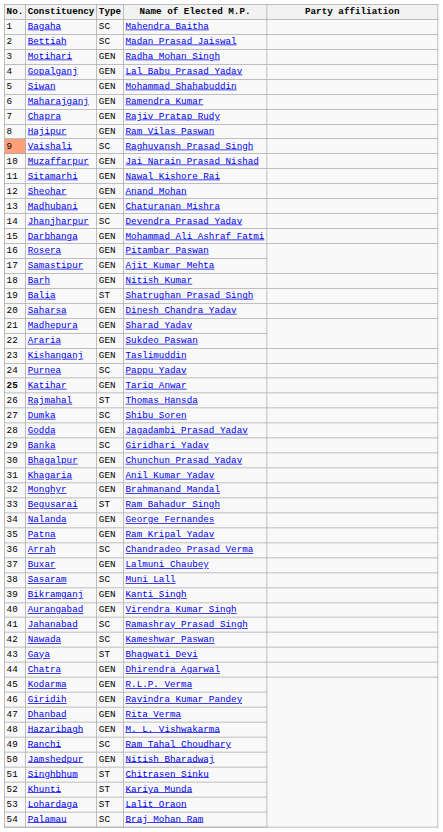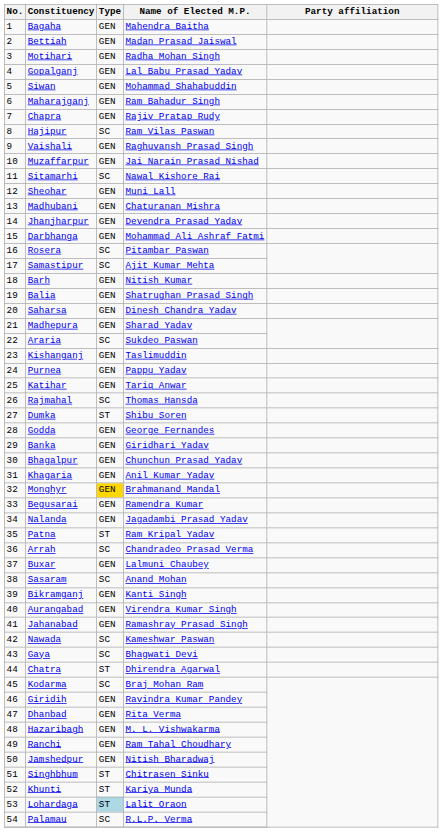(104, 27) SC -> (107, 27) GEN
(104, 42) SC -> (107, 42) GEN
(164, 102) Ramendra Kumar -> (173, 102) Ram Bahadur Singh
(107, 132) GEN -> (104, 132) SC
(9, 147) lightsalmon background -> (9, 147) no background
(104, 147) SC -> (107, 147) GEN
(107, 177) GEN -> (104, 177) SC
(156, 192) Anand Mohan -> (151, 192) Muni Lall
(104, 222) SC -> (107, 222) GEN
(107, 251) GEN -> (104, 251) SC
(107, 266) GEN -> (104, 266) SC
(104, 296) ST -> (107, 296) GEN
(107, 341) GEN -> (104, 341) SC
(104, 371) SC -> (107, 371) GEN
(12, 386) bold -> (12, 386) normal
(104, 401) ST -> (104, 401) SC
(104, 416) SC -> (104, 416) ST
(187, 431) Jagadambi Prasad Yadav -> (170, 431) George Fernandes
(104, 446) SC -> (107, 446) GEN
(107, 491) no background -> (107, 491) gold background
(104, 506) ST -> (107, 506) GEN
(173, 506) Ram Bahadur Singh -> (164, 506) Ramendra Kumar
(170, 521) George Fernandes -> (187, 521) Jagadambi Prasad Yadav
(107, 536) GEN -> (104, 536) ST
(151, 580) Muni Lall -> (156, 580) Anand Mohan
(104, 625) SC -> (107, 625) GEN
(104, 655) ST -> (104, 655) SC
(107, 670) GEN -> (104, 670) ST
(107, 685) GEN -> (104, 685) SC
(159, 685) R.L.P. Verma -> (164, 685) Braj Mohan Ram
(104, 745) SC -> (107, 745) GEN
(104, 805) no background -> (104, 805) lightblue background
(164, 820) Braj Mohan Ram -> (159, 820) R.L.P. Verma
